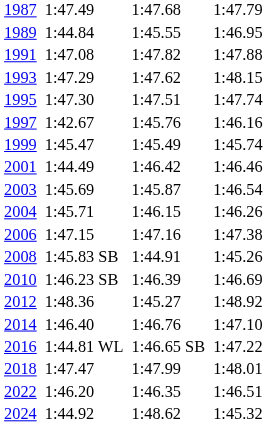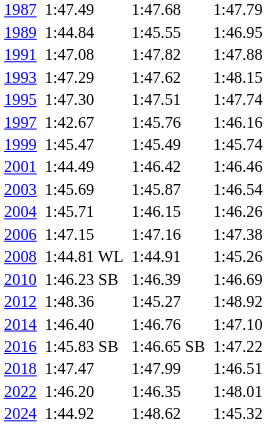(82, 257) 1:45.83 SB -> (84, 257) 1:44.81 WL
(84, 346) 1:44.81 WL -> (82, 346) 1:45.83 SB
(238, 369) 1:48.01 -> (238, 369) 1:46.51
(238, 391) 1:46.51 -> (238, 391) 1:48.01
